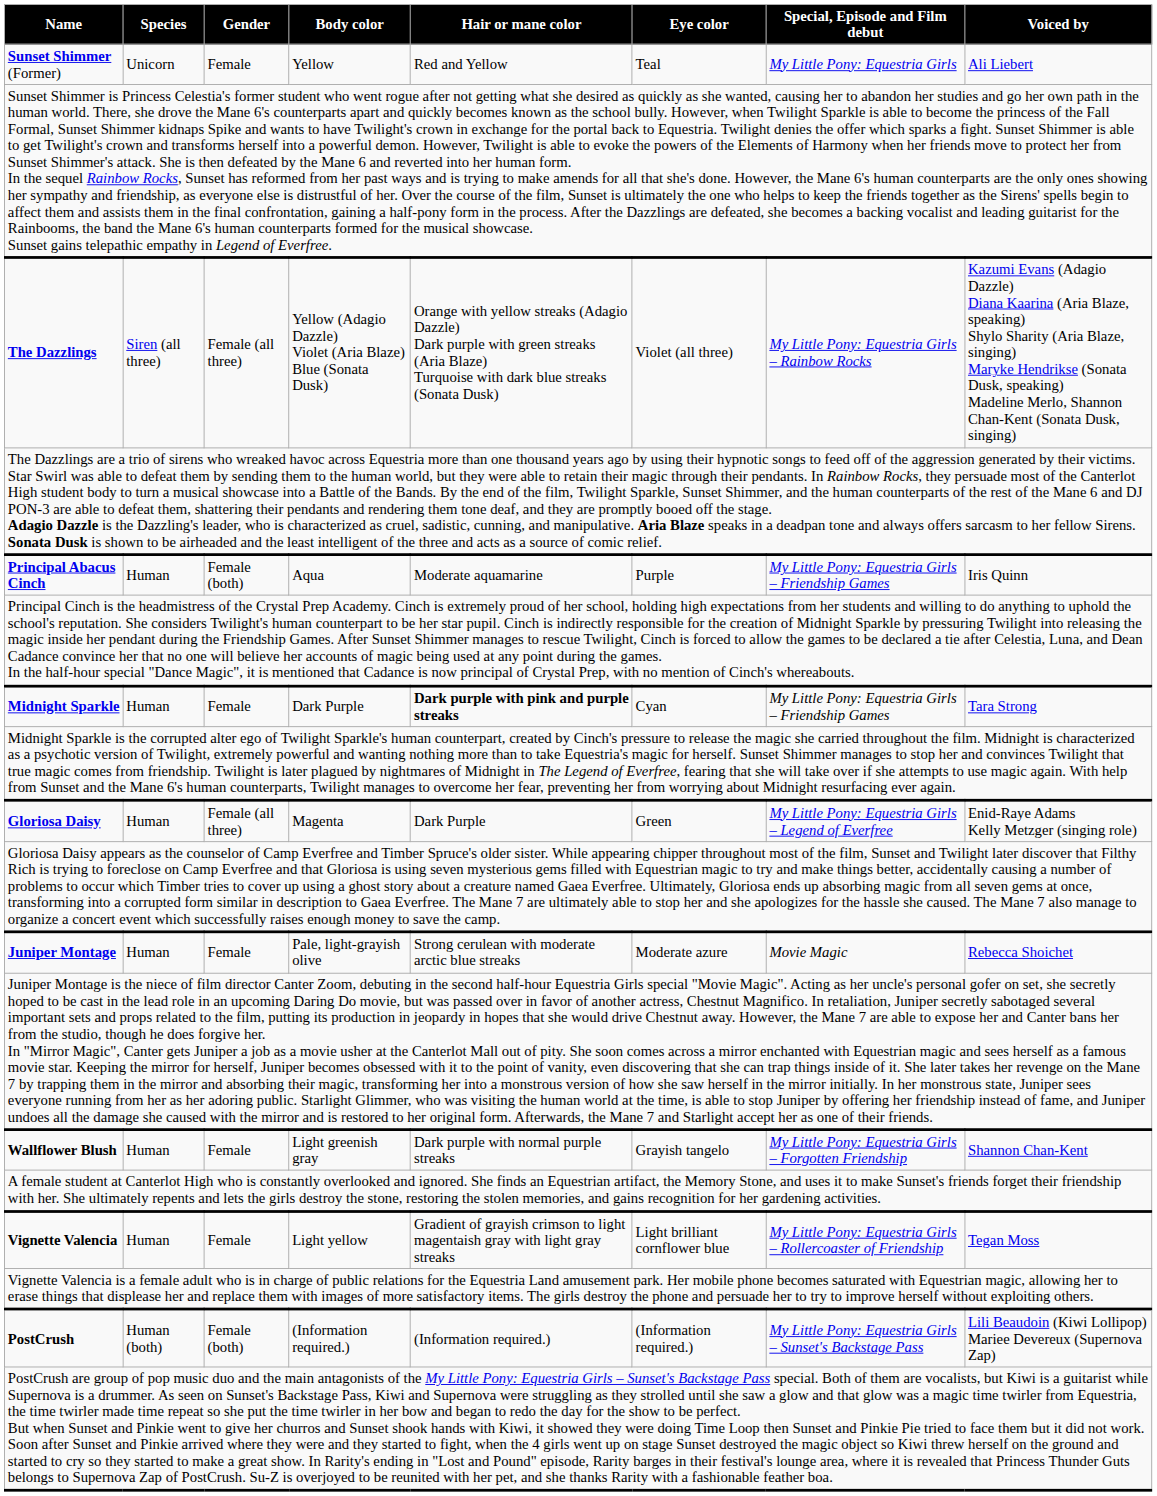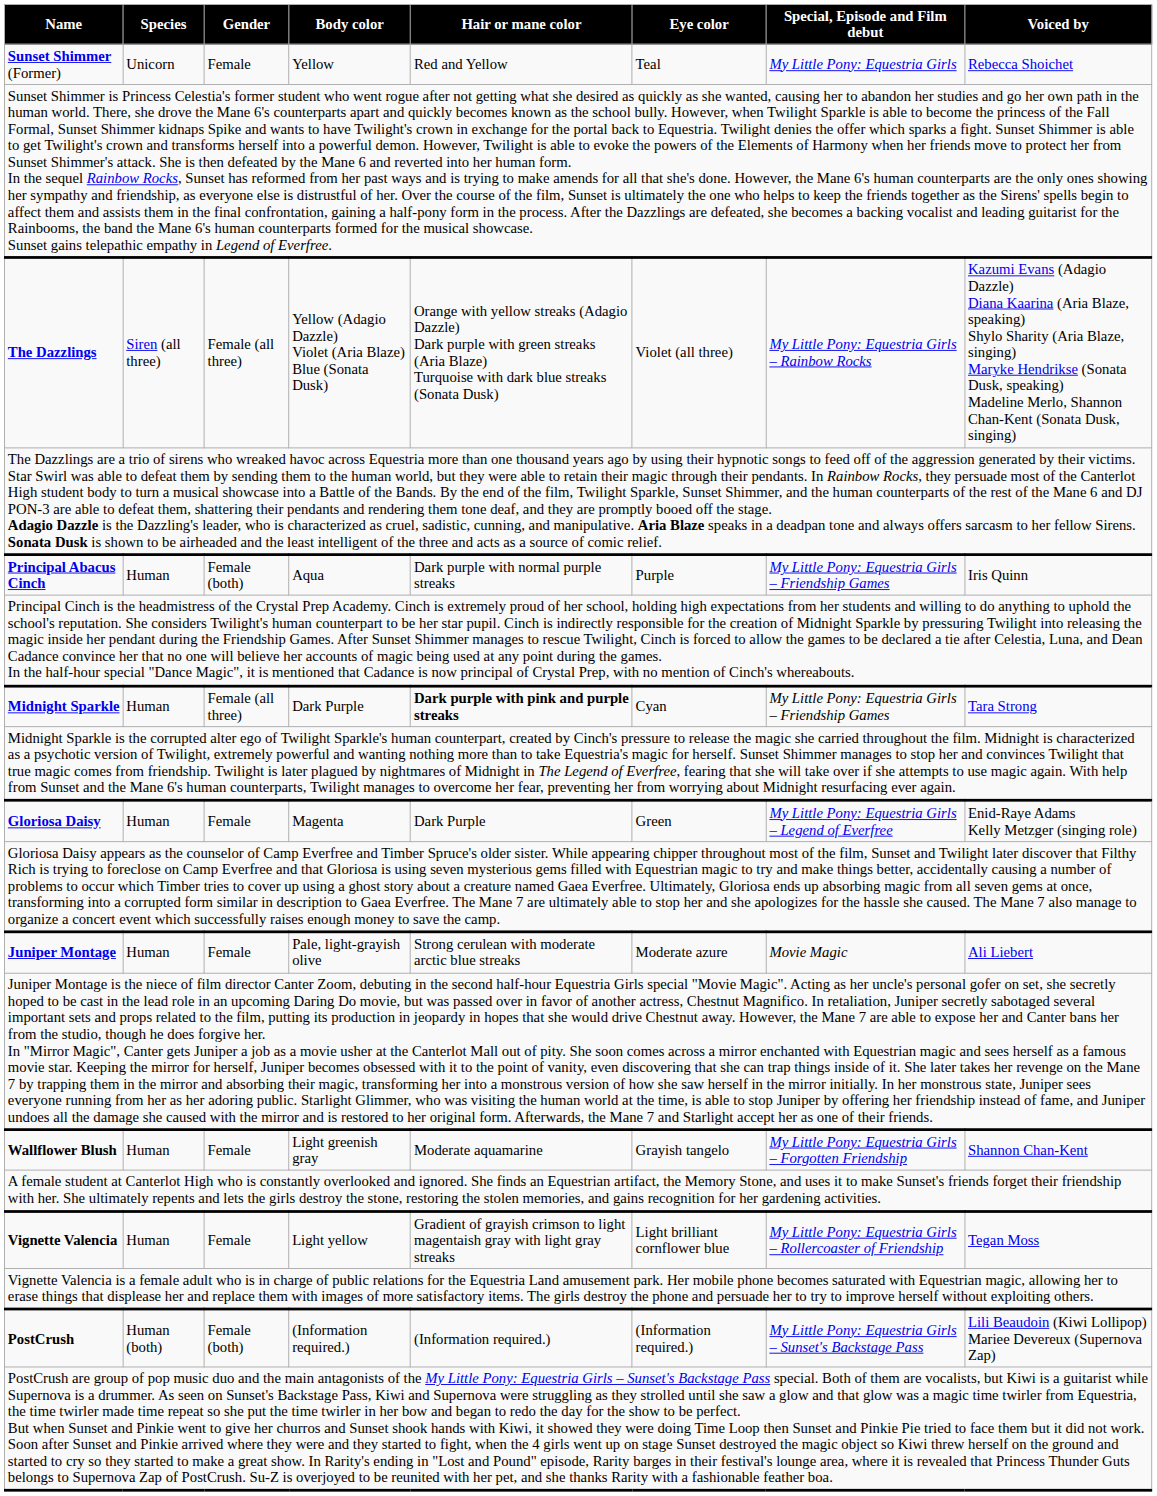(1000, 64) Ali Liebert -> (1021, 64) Rebecca Shoichet
(478, 575) Moderate aquamarine -> (508, 575) Dark purple with normal purple streaks
(229, 706) Female -> (241, 706) Female (all three)
(241, 821) Female (all three) -> (229, 821) Female
(1021, 952) Rebecca Shoichet -> (1000, 952) Ali Liebert
(508, 1150) Dark purple with normal purple streaks -> (478, 1150) Moderate aquamarine
